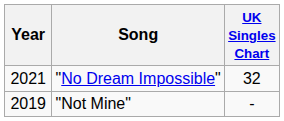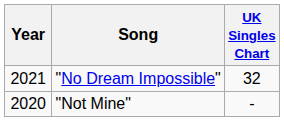(28, 103) 2019 -> (28, 103) 2020
